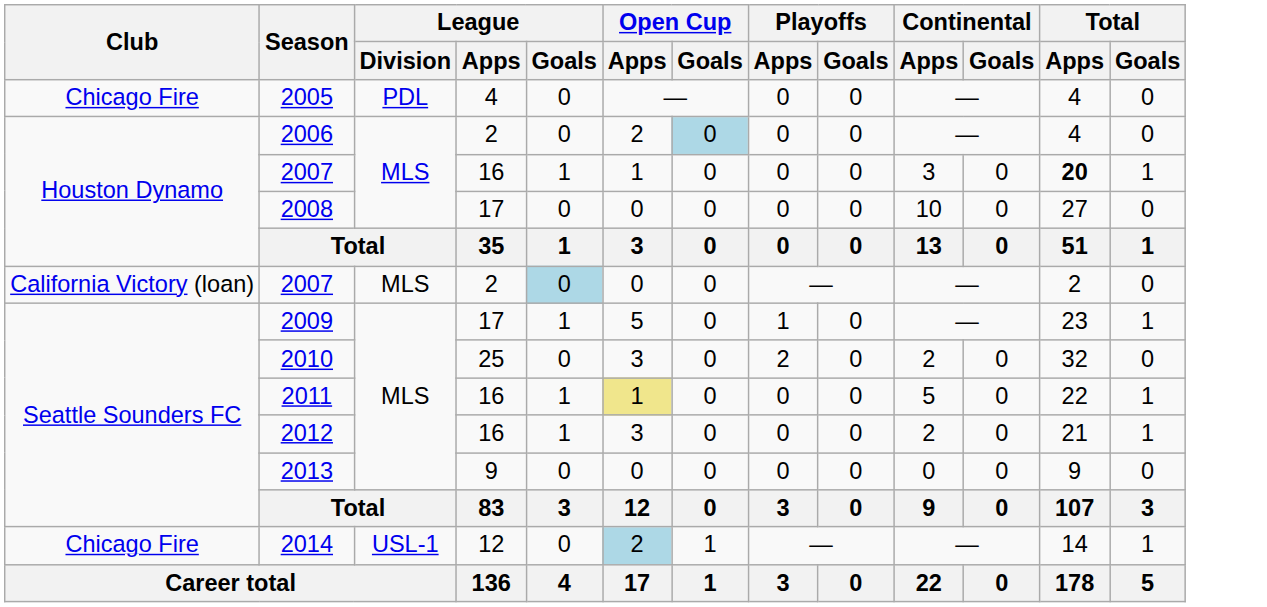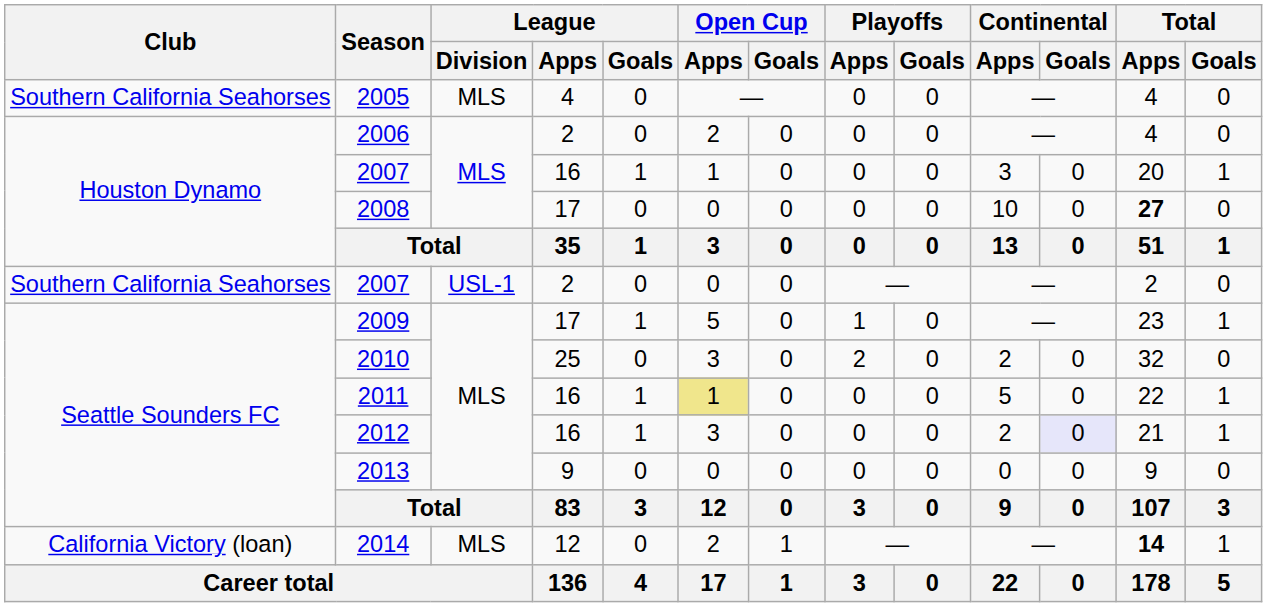(132, 97) Chicago Fire -> (170, 97) Southern California Seahorses
(405, 97) PDL -> (482, 97) MLS
(710, 135) lightblue background -> (786, 135) no background
(1075, 172) bold -> (1151, 172) normal
(1075, 209) normal -> (1151, 209) bold
(132, 284) California Victory (loan) -> (170, 284) Southern California Seahorses
(405, 284) MLS -> (482, 284) USL-1
(564, 284) lightblue background -> (640, 284) no background
(1002, 433) no background -> (1078, 433) lavender background
(132, 545) Chicago Fire -> (170, 545) California Victory (loan)
(405, 545) USL-1 -> (482, 545) MLS
(637, 545) lightblue background -> (713, 545) no background
(1075, 545) normal -> (1151, 545) bold
